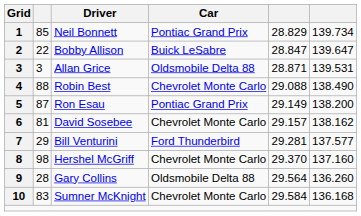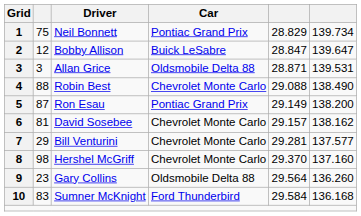(42, 31) 85 -> (42, 31) 75
(42, 50) 22 -> (42, 50) 12
(195, 141) Ford Thunderbird -> (209, 141) Chevrolet Monte Carlo
(42, 178) 28 -> (42, 178) 23
(209, 196) Chevrolet Monte Carlo -> (195, 196) Ford Thunderbird
